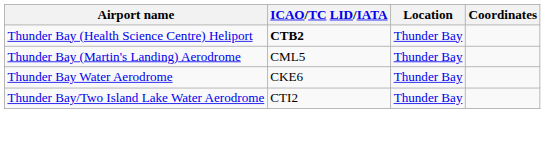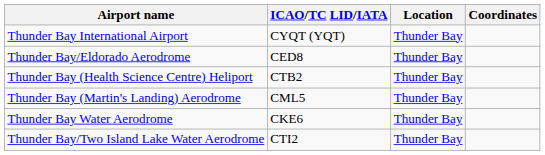+ row: (98, 35)
+ row: (99, 56)
(287, 35) bold -> (286, 77) normal
